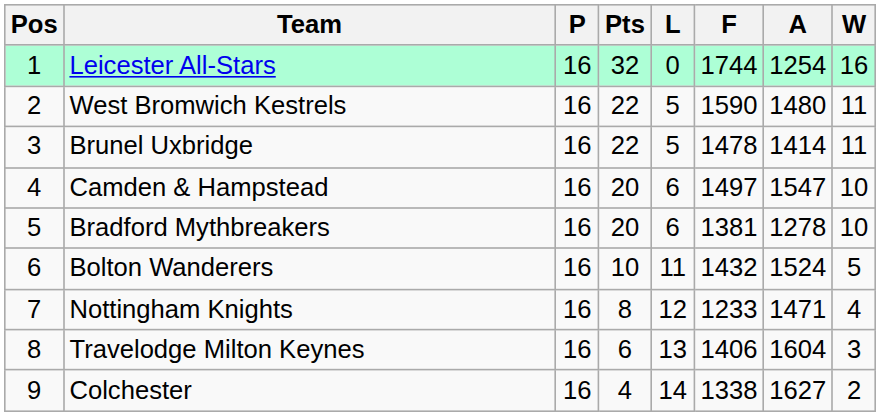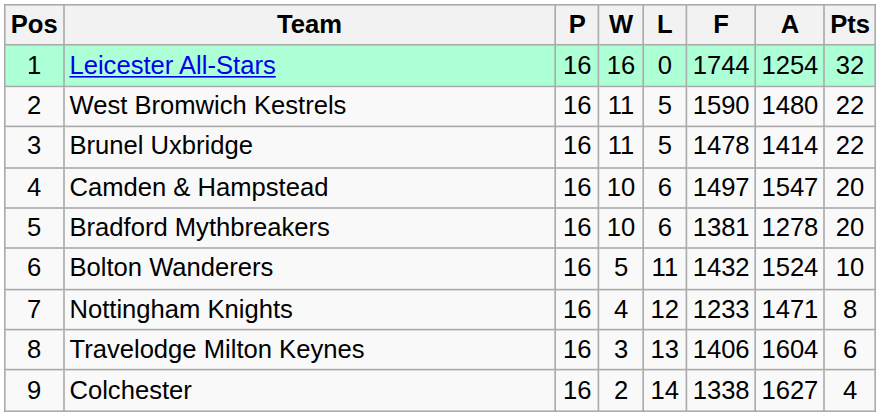columns swapped: (854, 24) <-> (625, 24)
